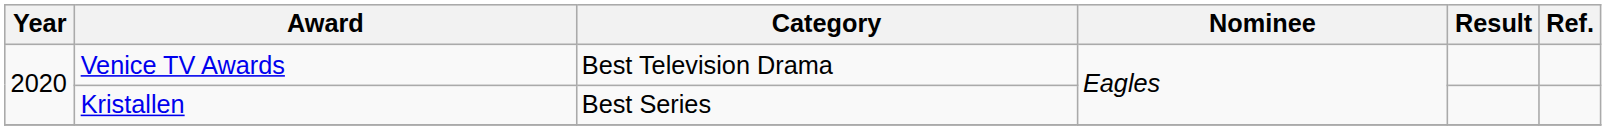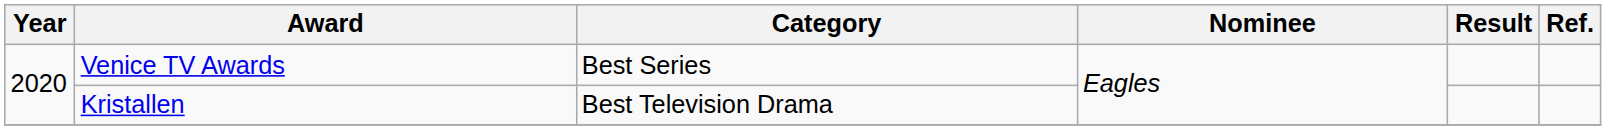(707, 64) Best Television Drama -> (646, 64) Best Series
(646, 104) Best Series -> (707, 104) Best Television Drama
